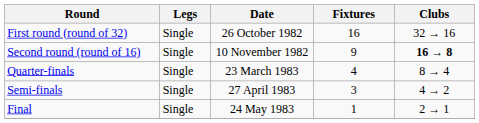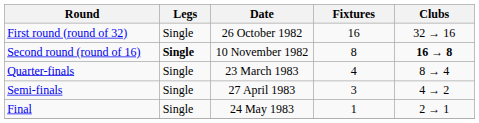(178, 52) normal -> (178, 52) bold
(354, 52) 9 -> (354, 52) 8
